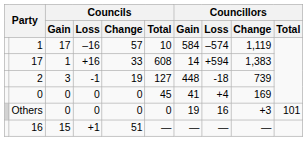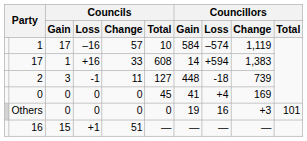(137, 78) 19 -> (137, 78) 11
